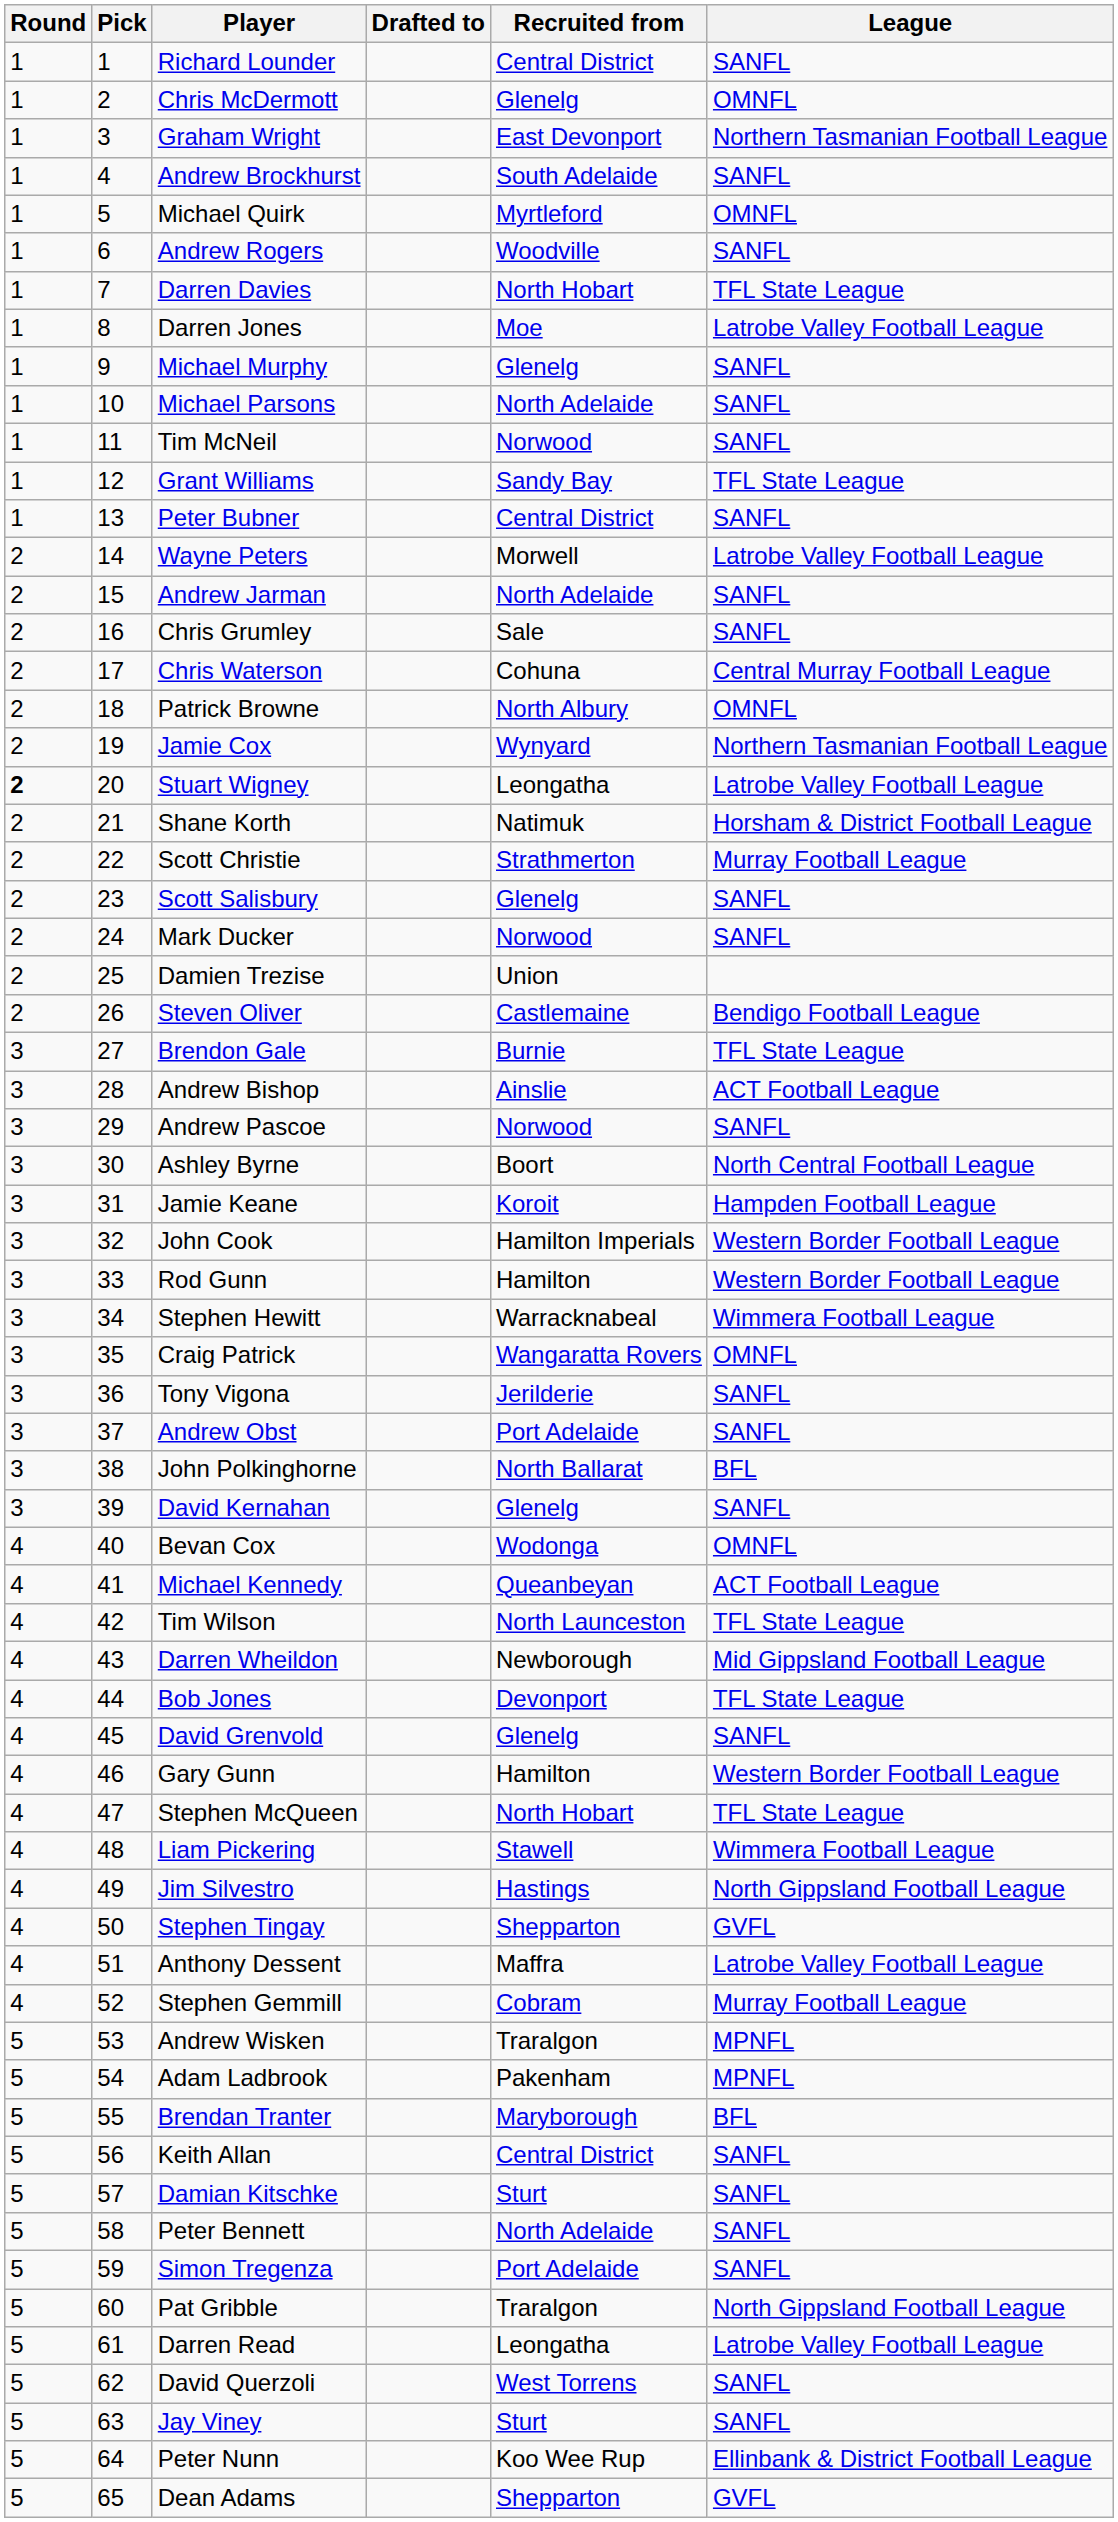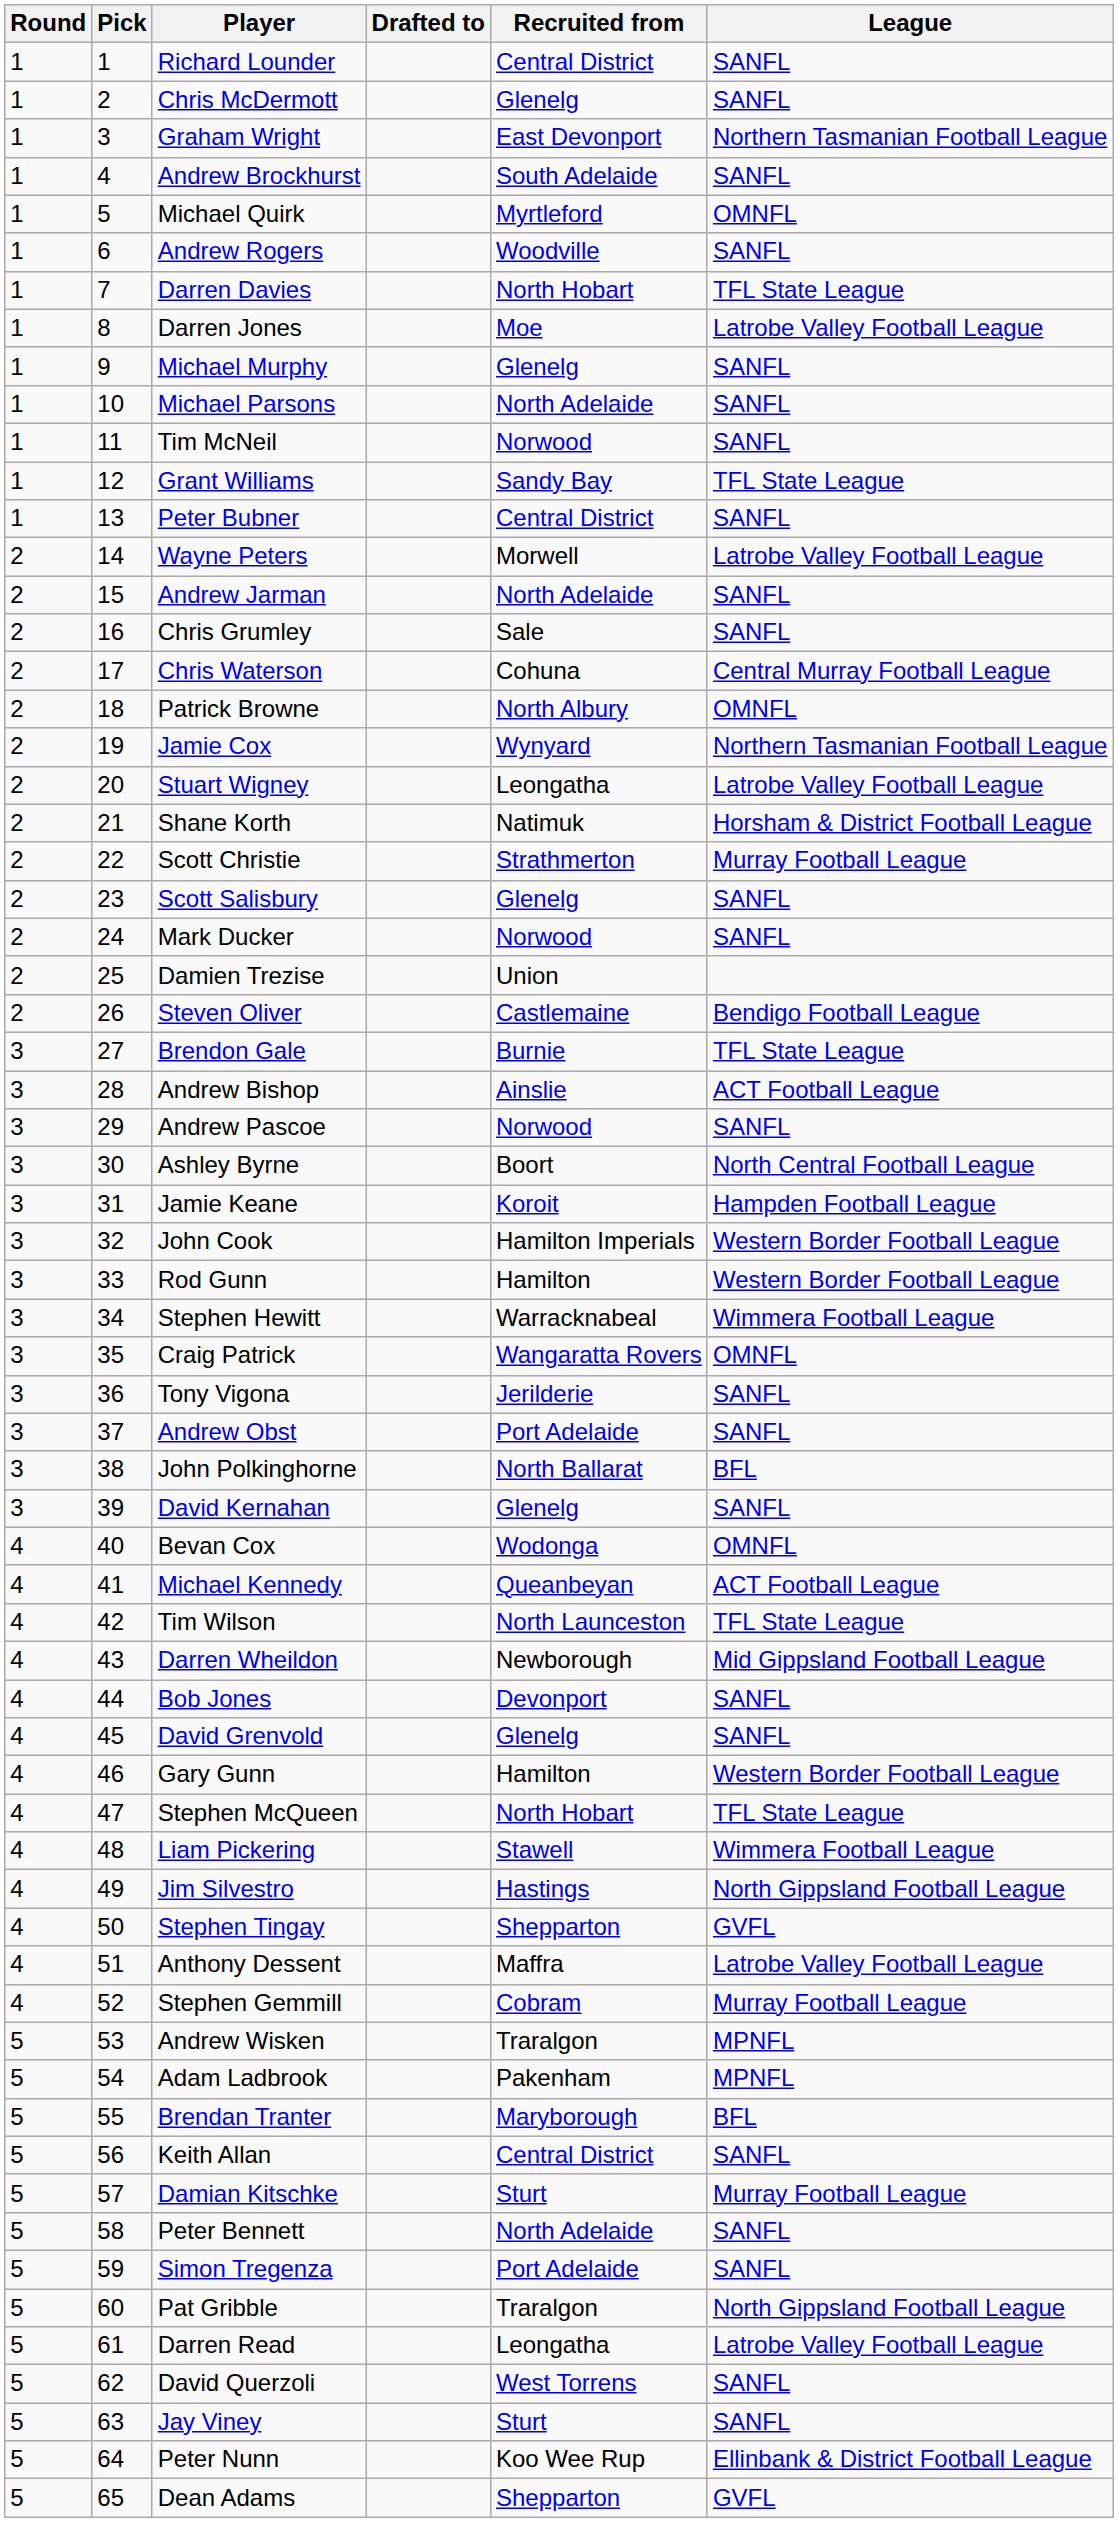(755, 99) OMNFL -> (752, 99) SANFL
(17, 784) bold -> (17, 784) normal
(809, 1698) TFL State League -> (752, 1698) SANFL
(752, 2193) SANFL -> (840, 2193) Murray Football League
